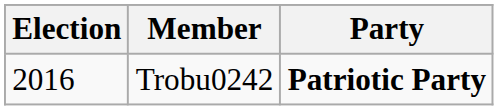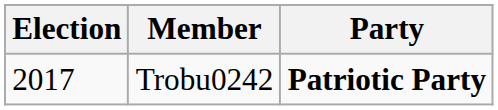(43, 78) 2016 -> (43, 78) 2017
